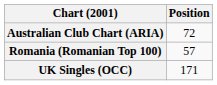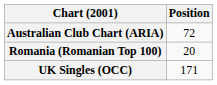(189, 51) 57 -> (189, 51) 20
